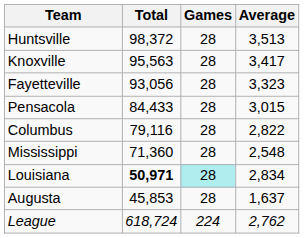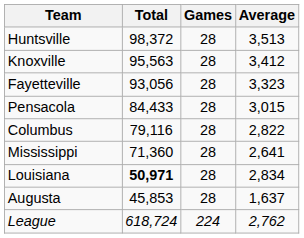(267, 61) 3,417 -> (267, 61) 3,412
(267, 152) 2,548 -> (267, 152) 2,641
(208, 175) paleturquoise background -> (208, 175) no background
